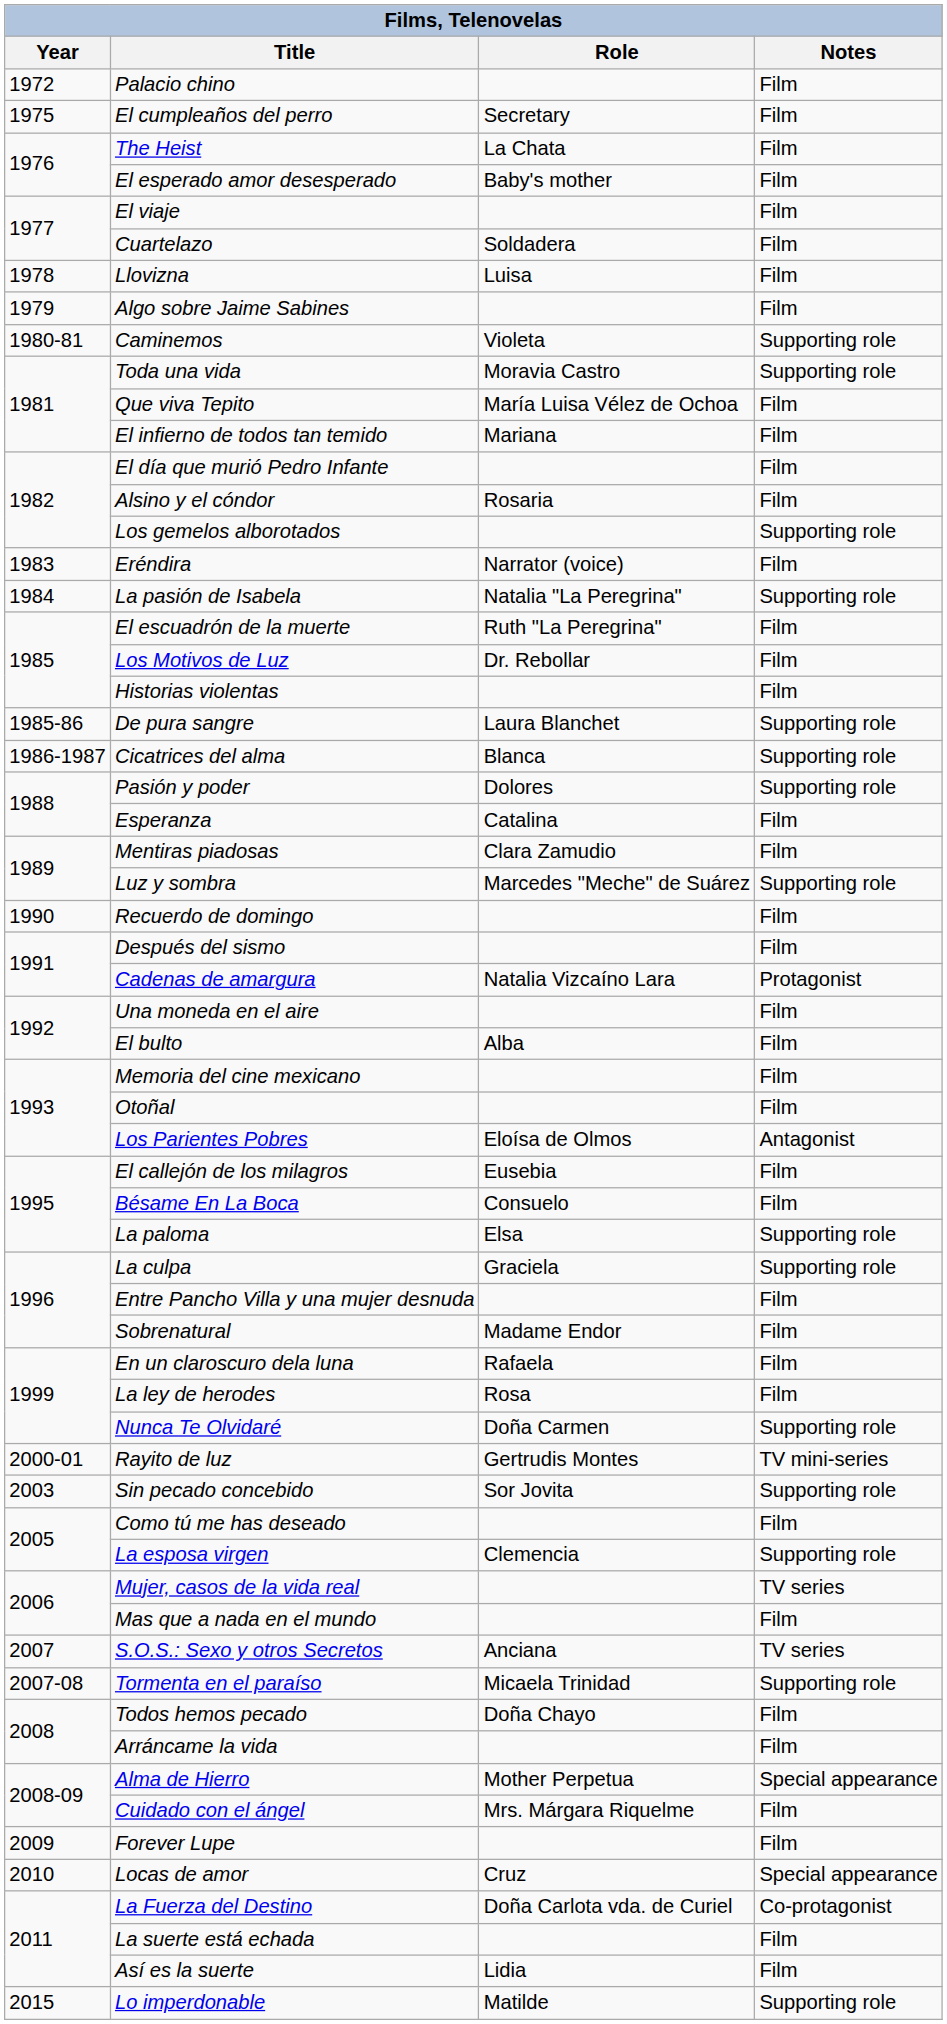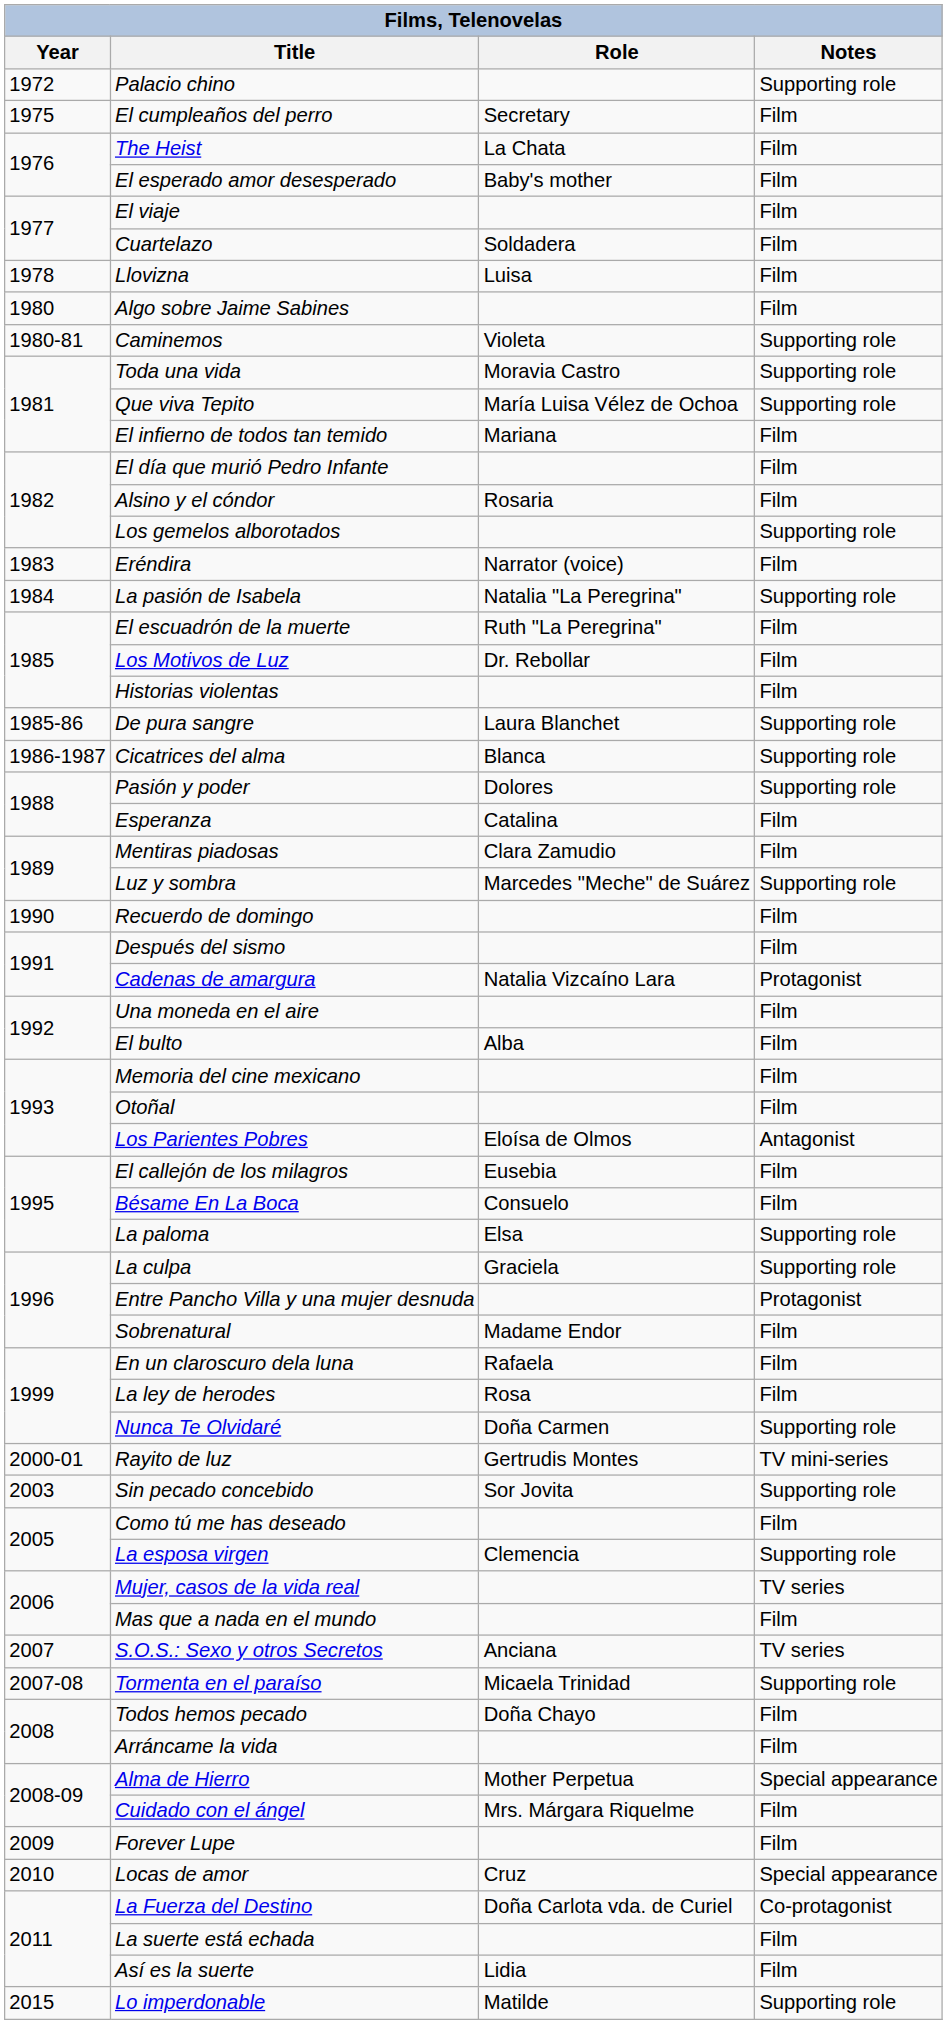(778, 84) Film -> (828, 84) Supporting role
(32, 308) 1979 -> (32, 308) 1980
(778, 404) Film -> (828, 404) Supporting role
(778, 1299) Film -> (810, 1299) Protagonist
